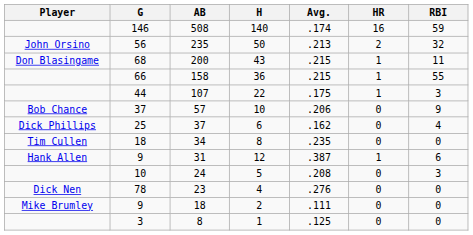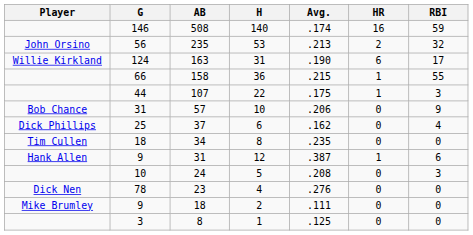(259, 45) 50 -> (259, 45) 53
- row: (200, 61)
+ row: (200, 61)
(140, 109) 37 -> (140, 109) 31
